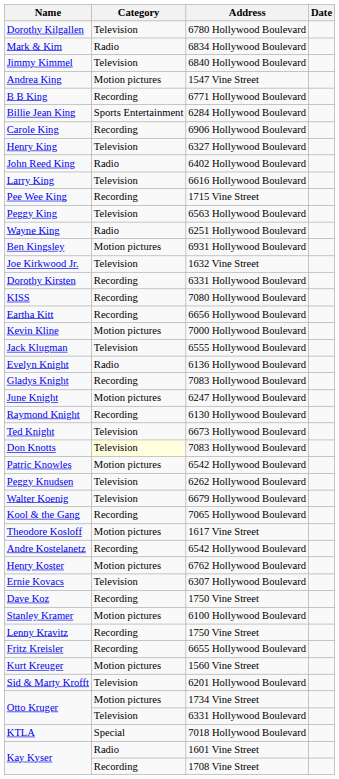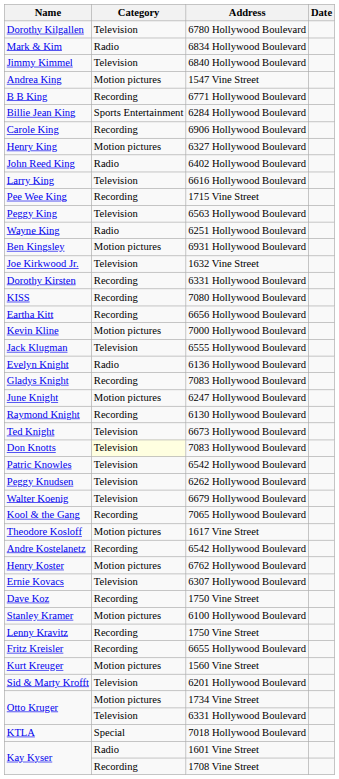(116, 146) Television -> (127, 146) Motion pictures
(127, 465) Motion pictures -> (116, 465) Television
